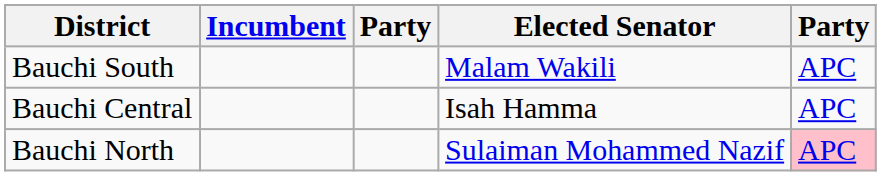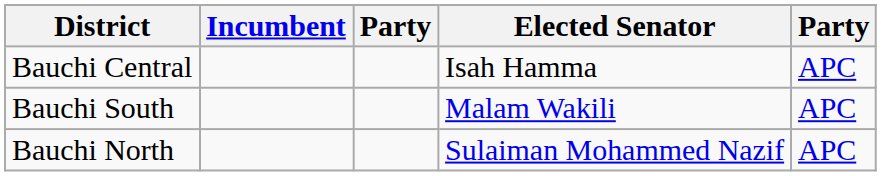rows swapped: (102, 108) <-> (93, 66)
(827, 149) pink background -> (827, 149) no background
